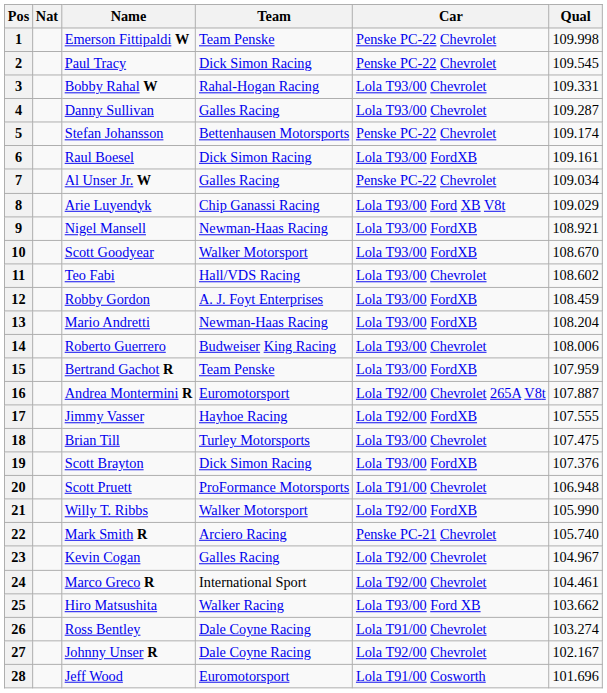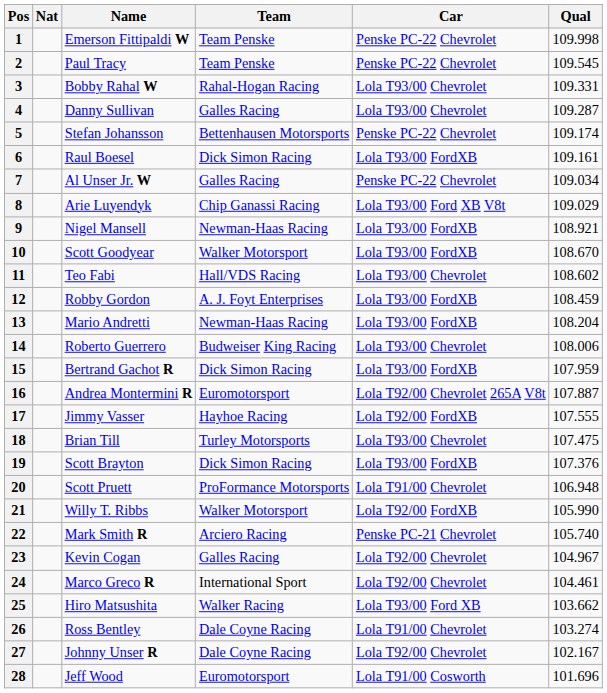(255, 63) Dick Simon Racing -> (237, 63) Team Penske
(237, 369) Team Penske -> (255, 369) Dick Simon Racing
